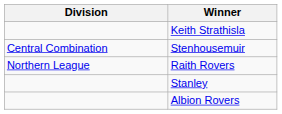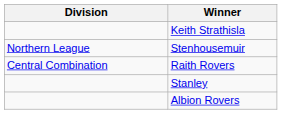(57, 48) Central Combination -> (48, 48) Northern League
(48, 65) Northern League -> (57, 65) Central Combination
